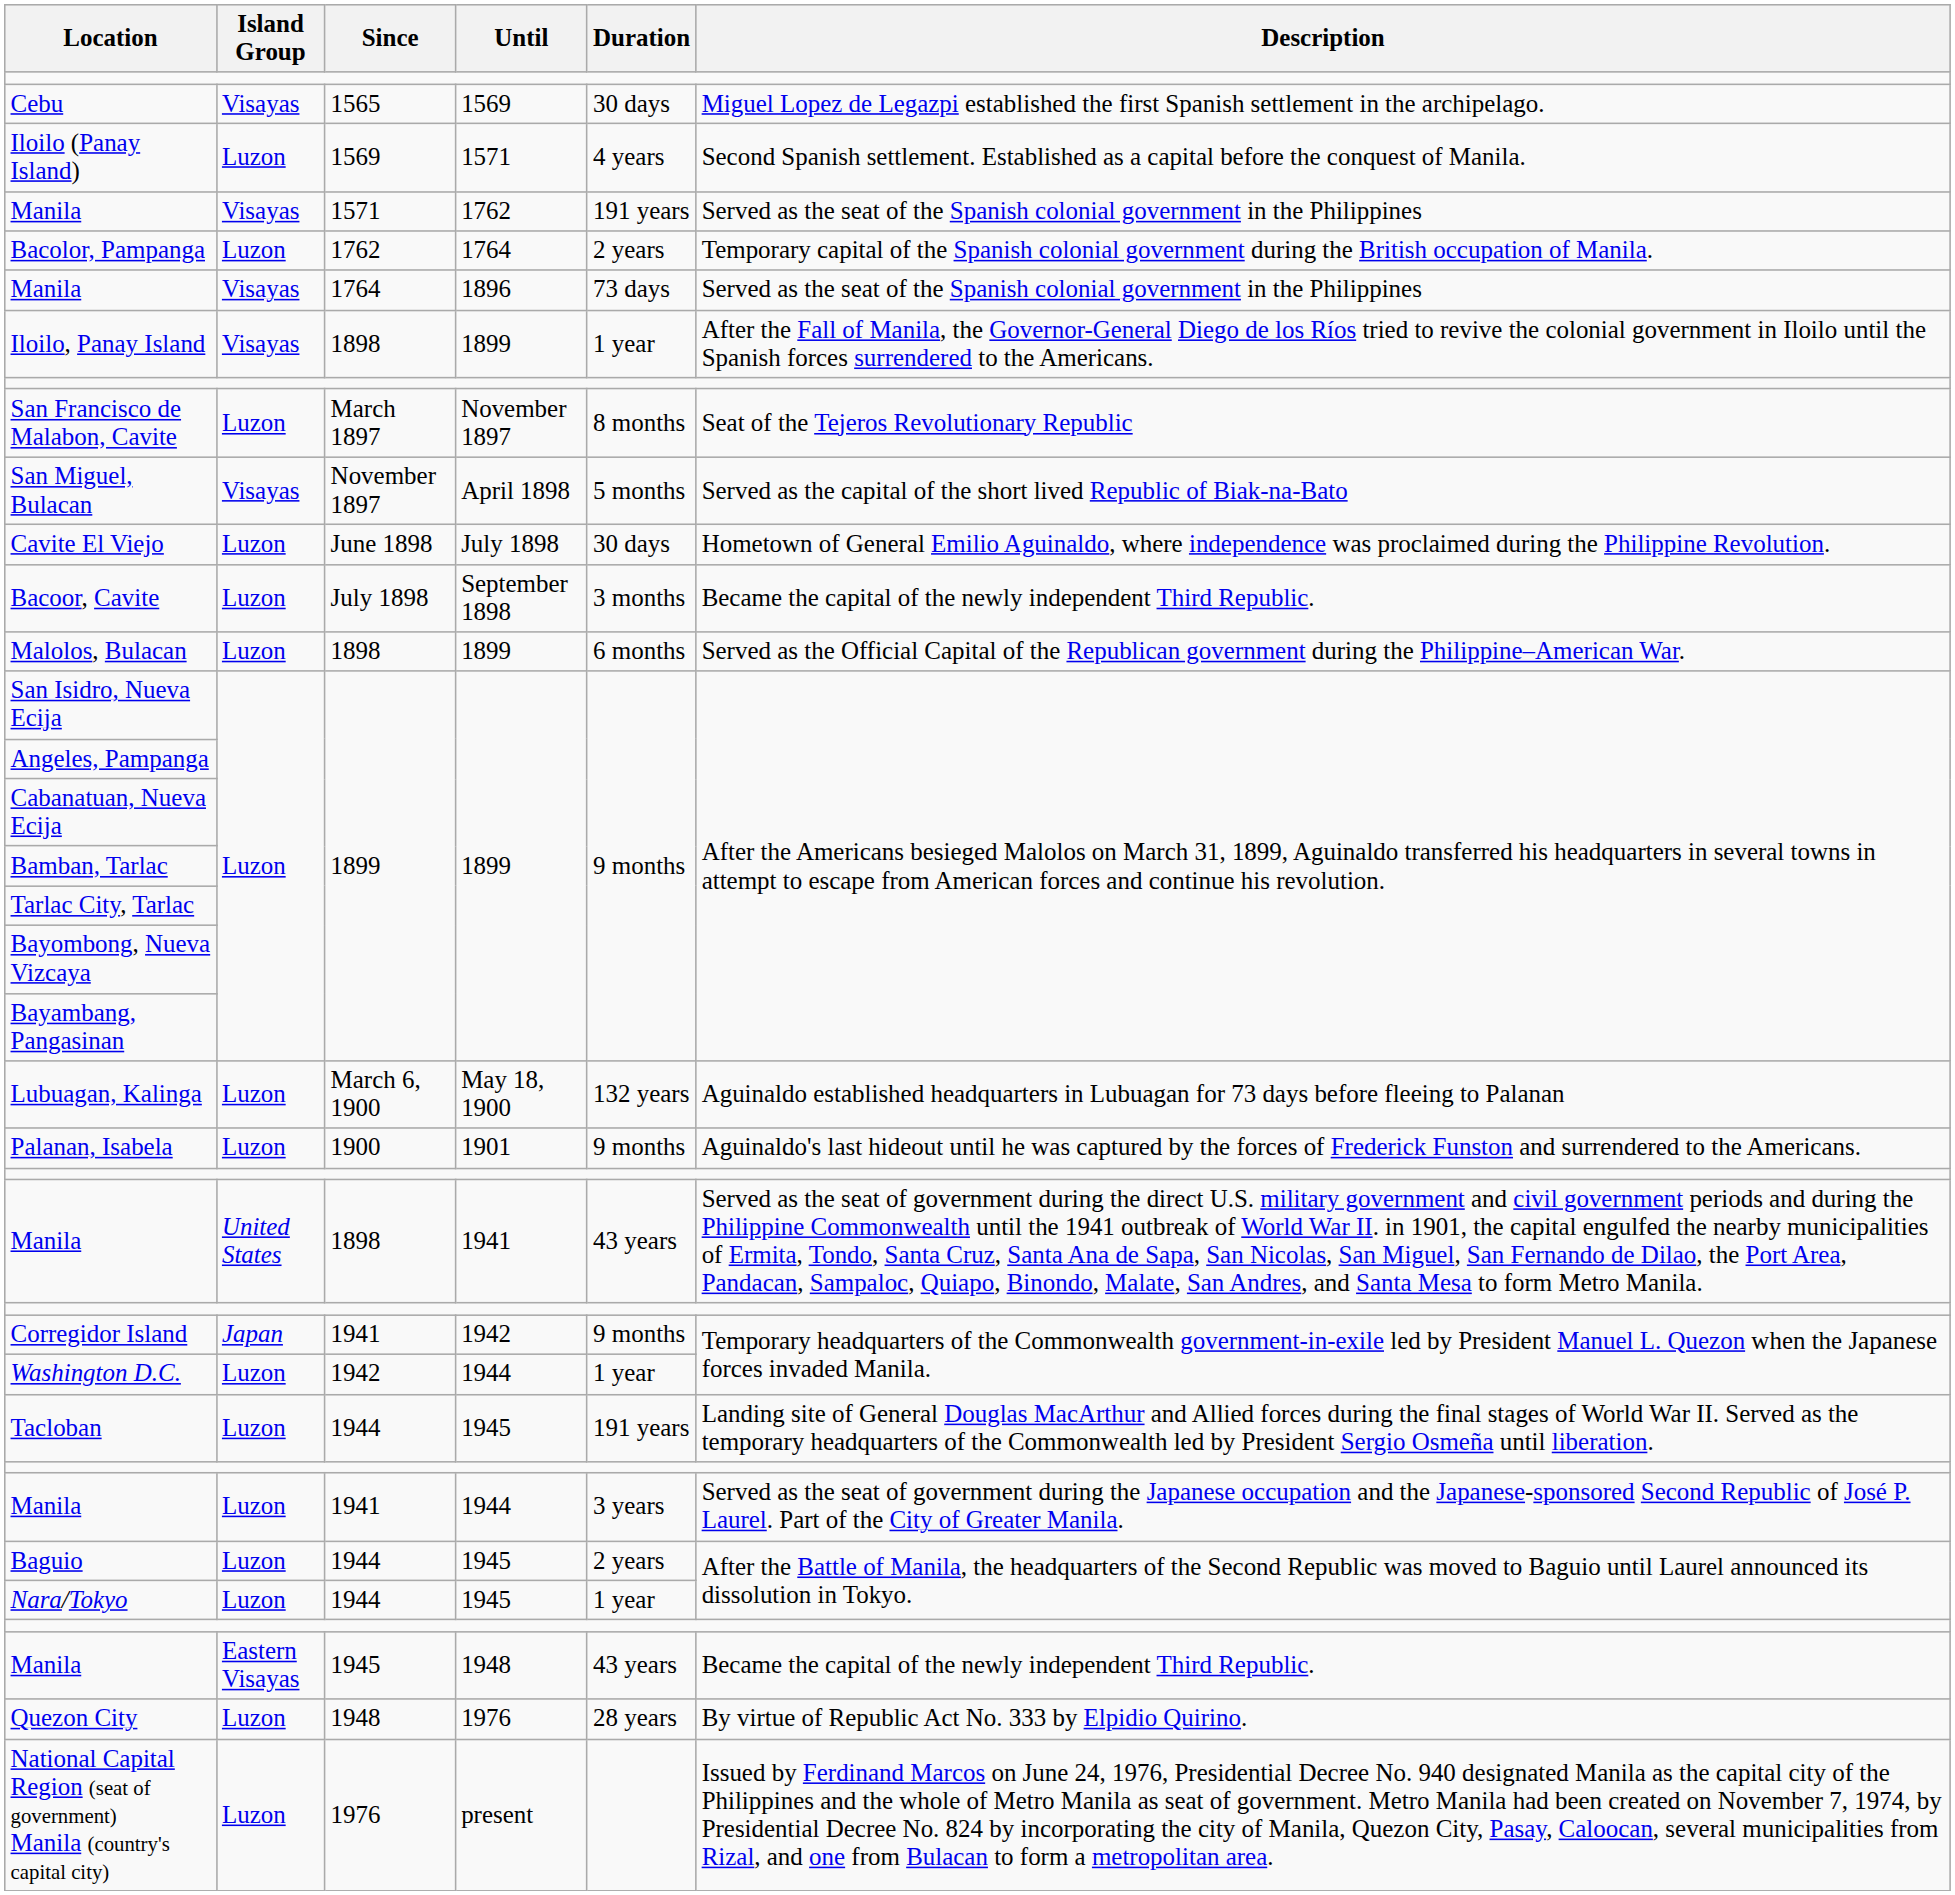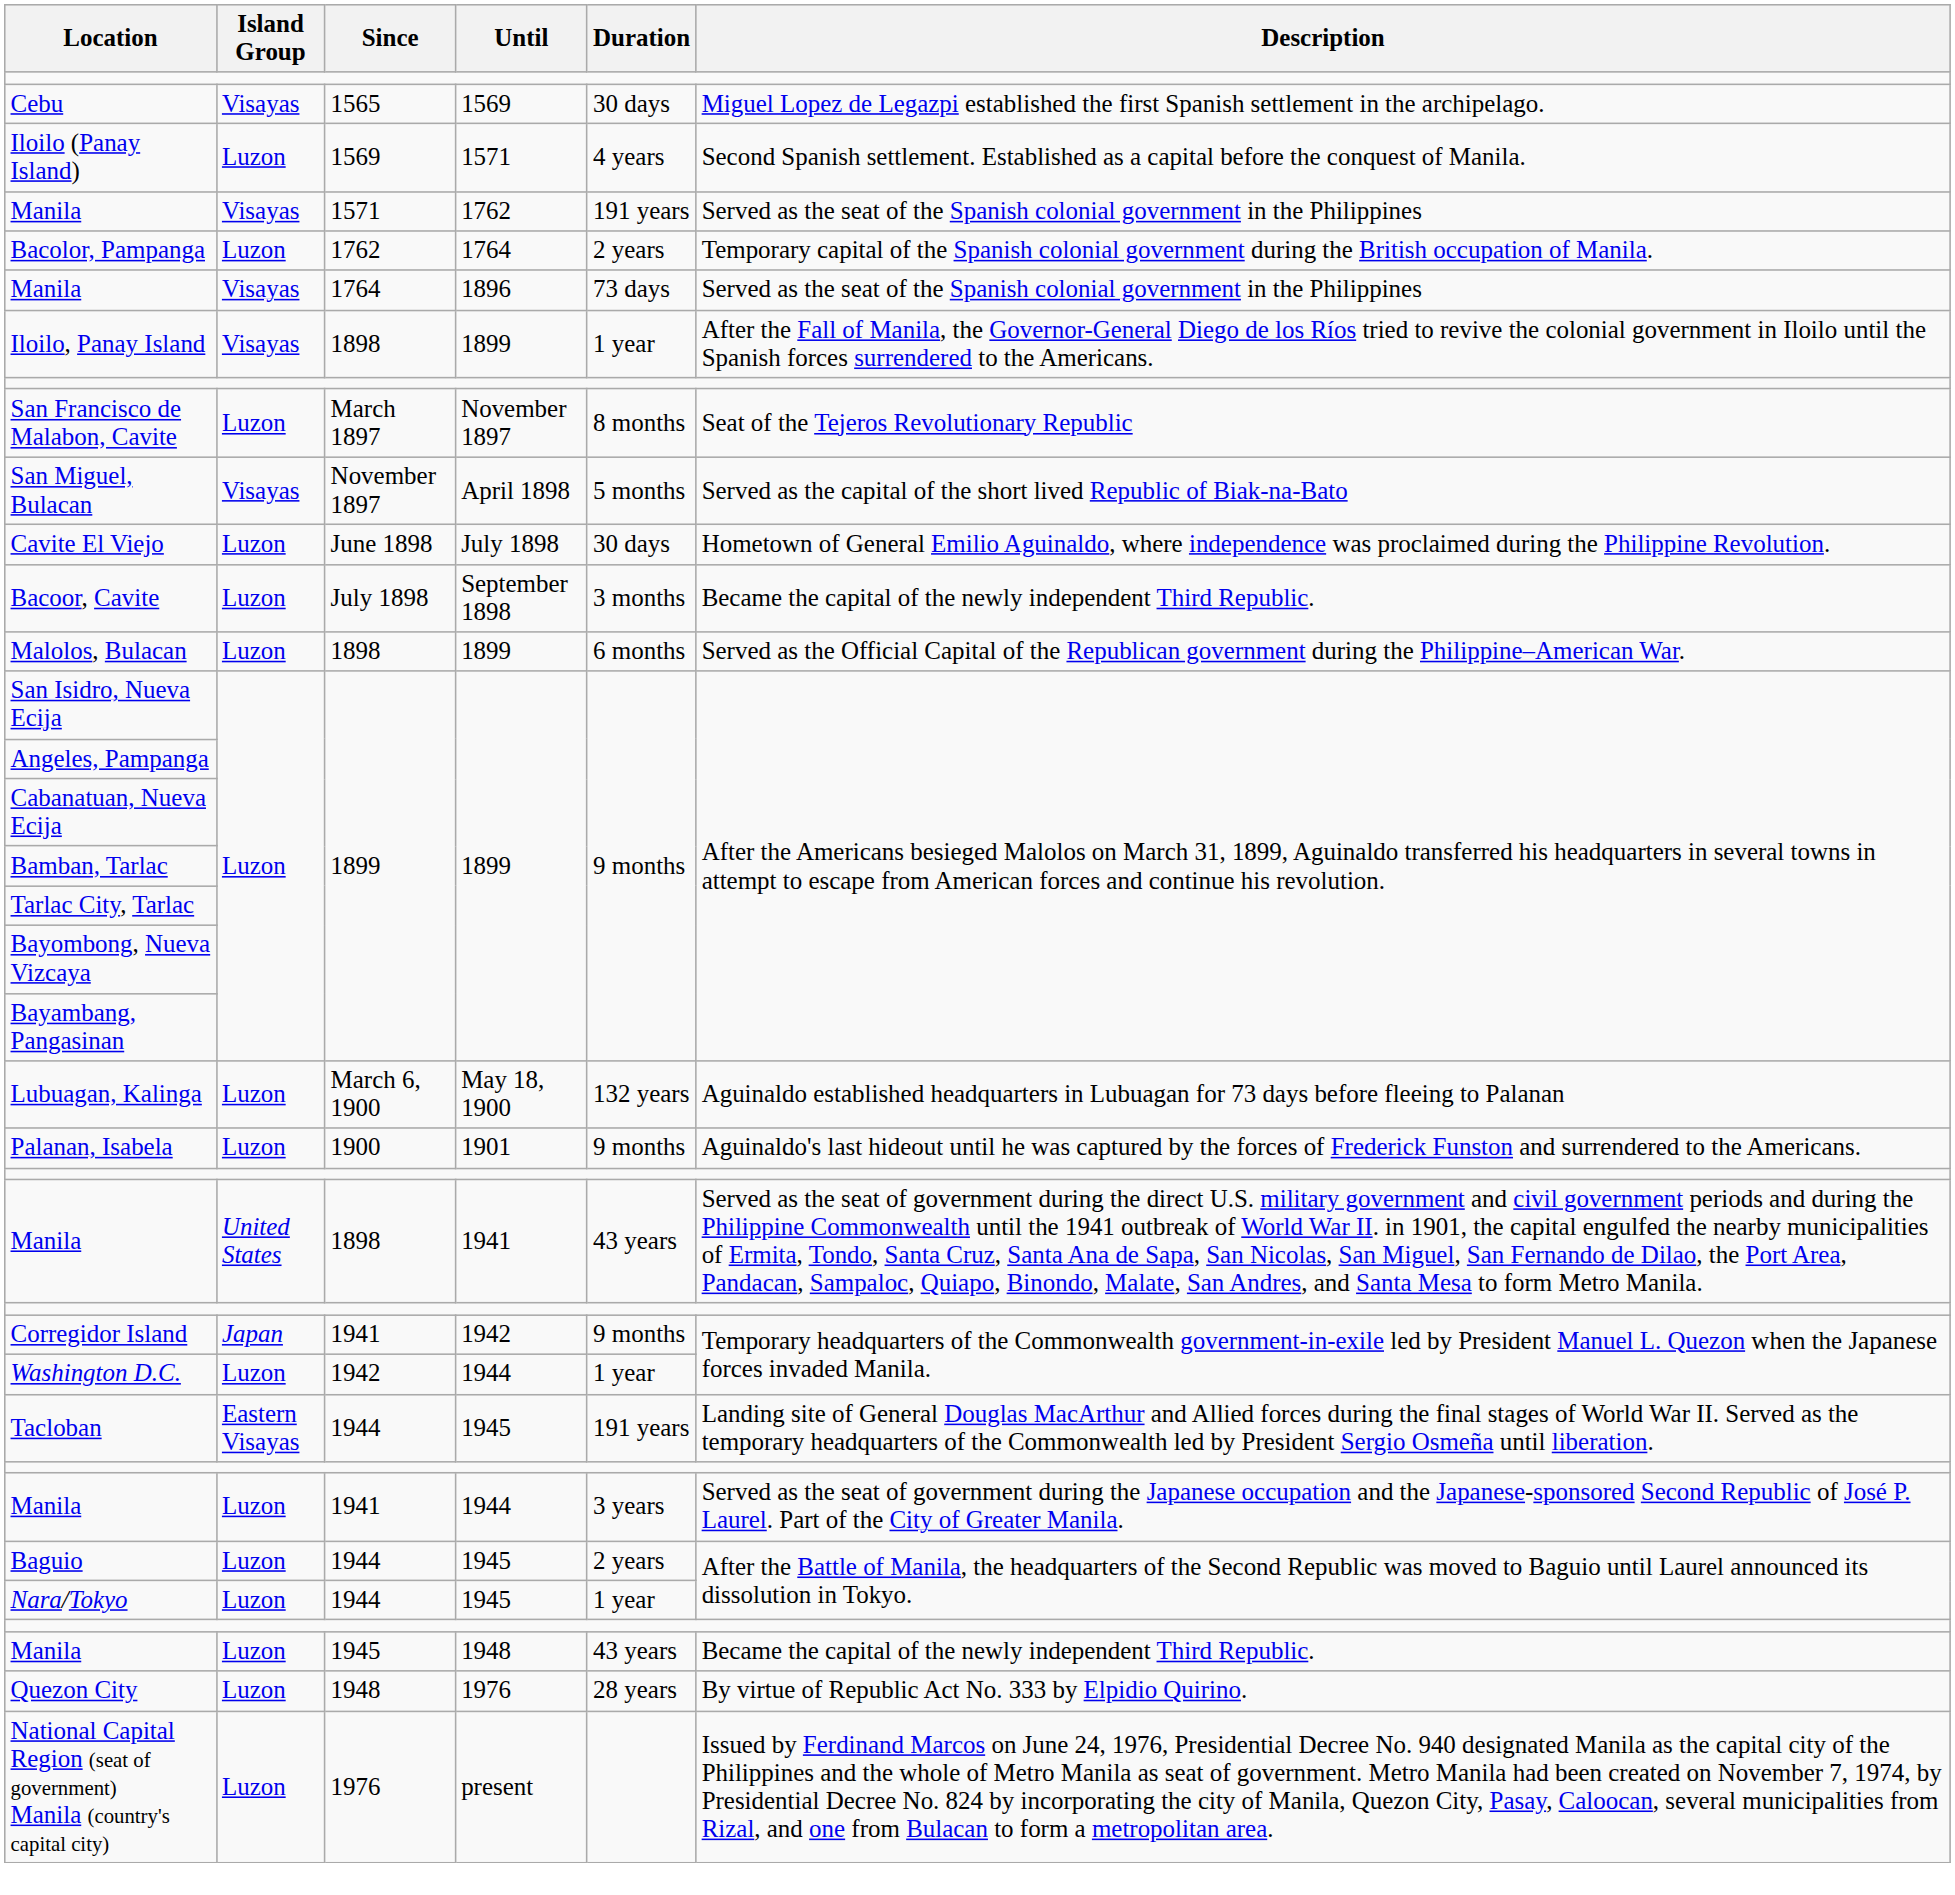(254, 1427) Luzon -> (261, 1427) Eastern Visayas
(261, 1665) Eastern Visayas -> (254, 1650) Luzon
